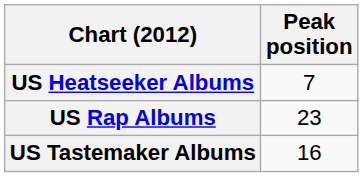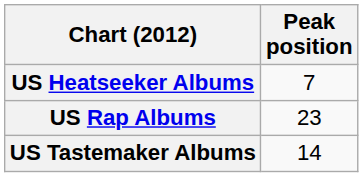(309, 152) 16 -> (309, 152) 14
